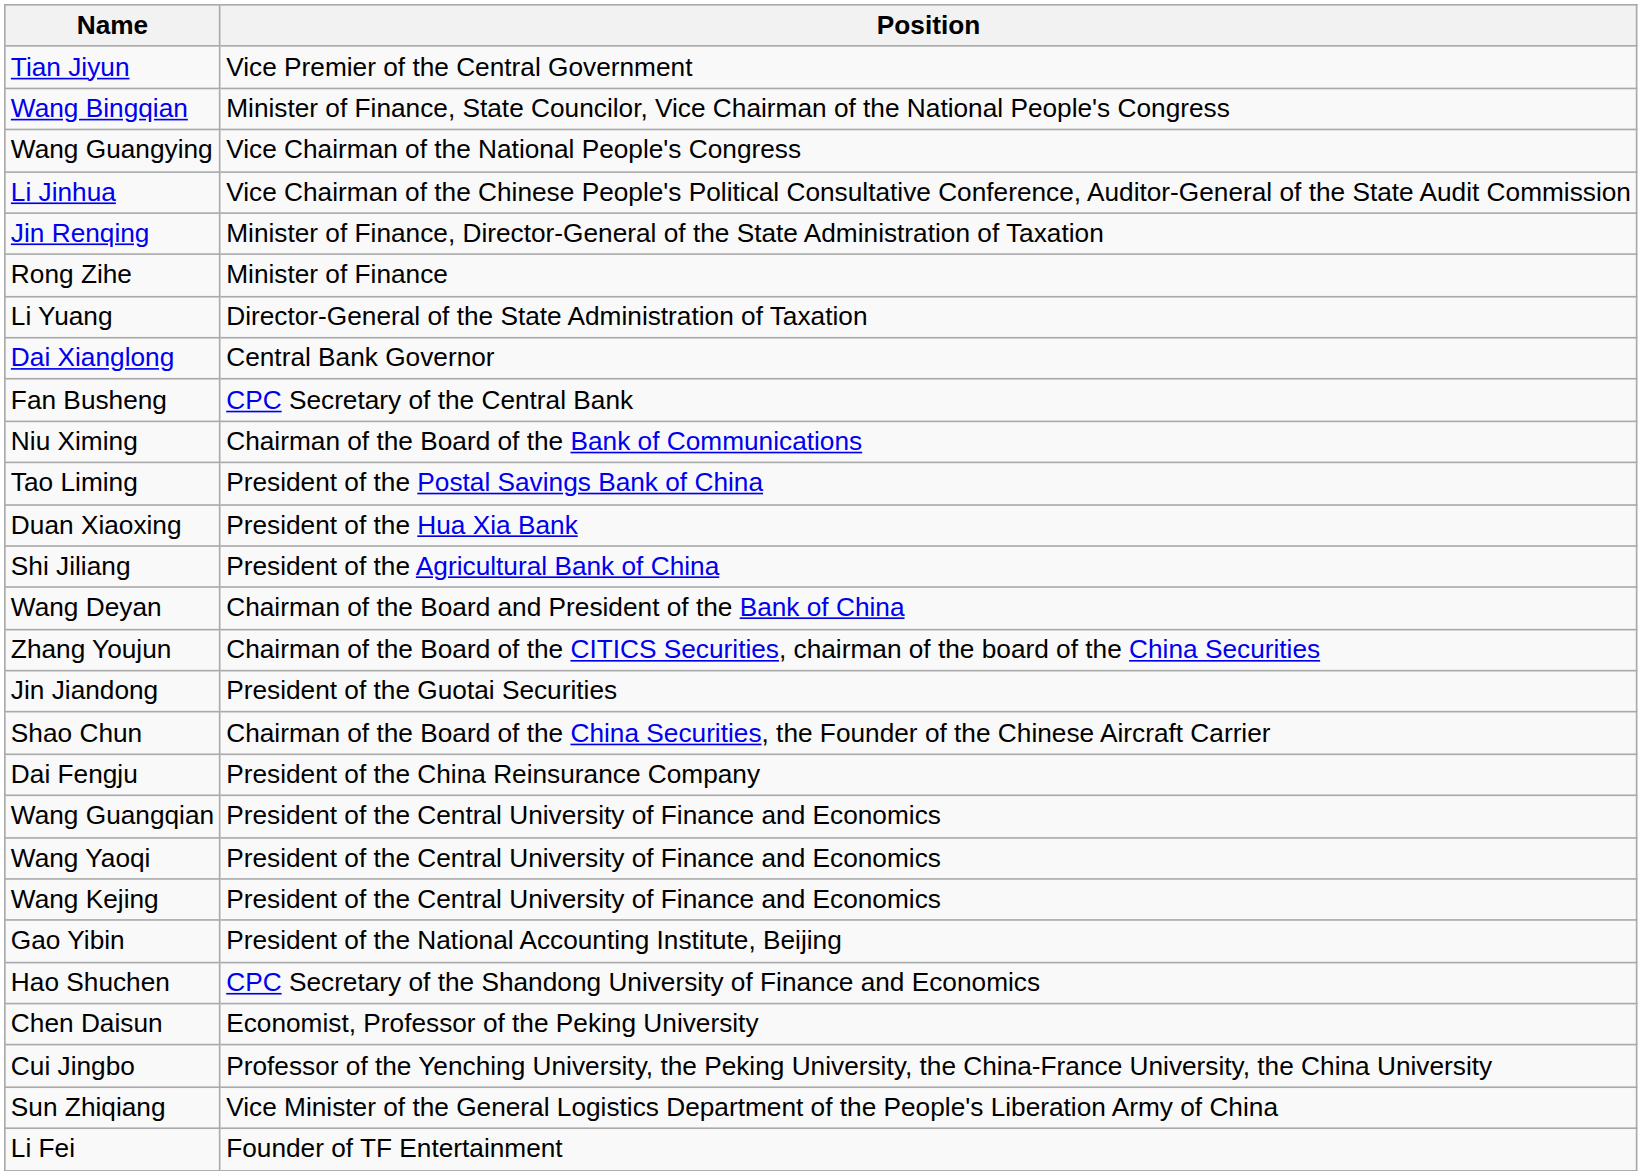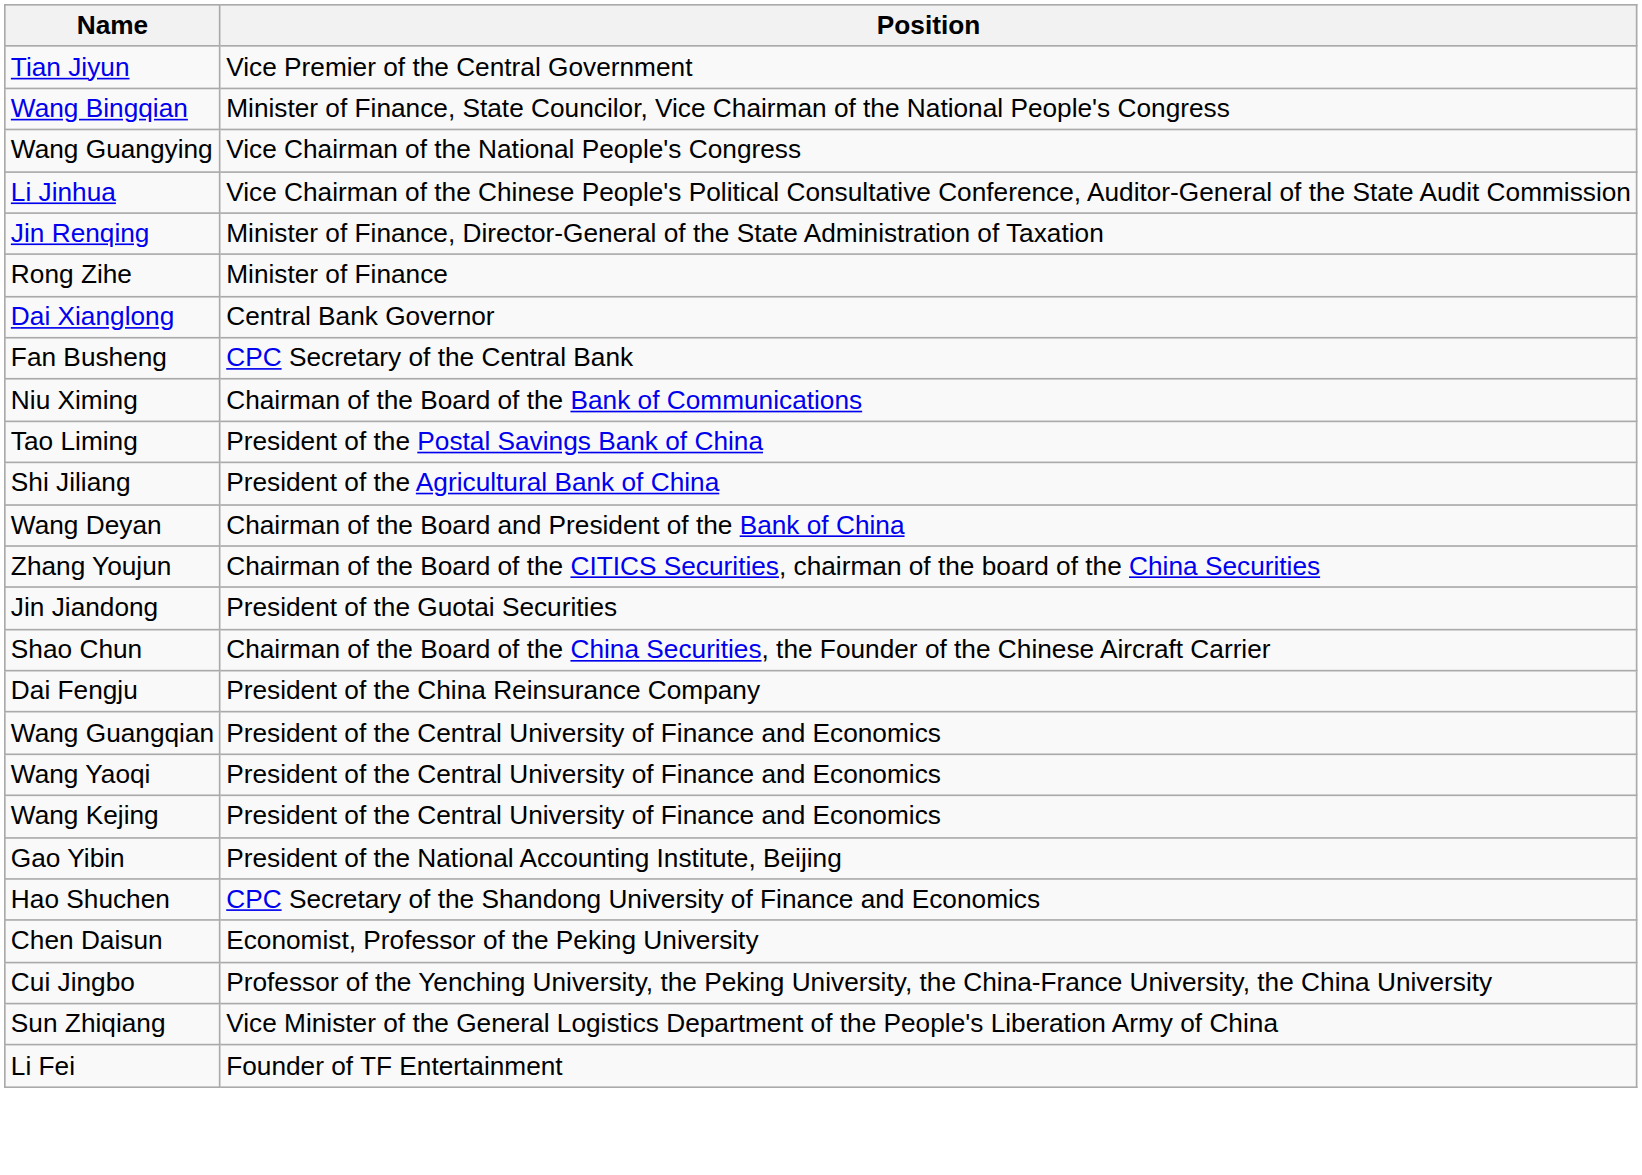- row: (62, 316)
- row: (96, 524)
